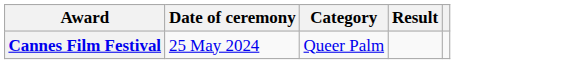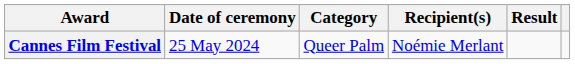+ column: (448, 17)
